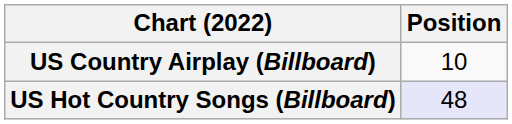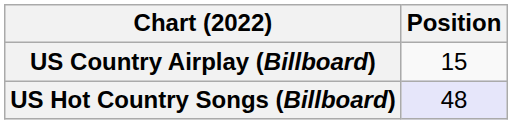(454, 61) 10 -> (454, 61) 15
